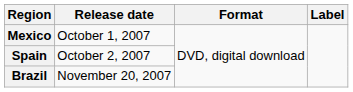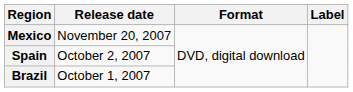(104, 35) October 1, 2007 -> (114, 35) November 20, 2007
(114, 76) November 20, 2007 -> (104, 76) October 1, 2007
